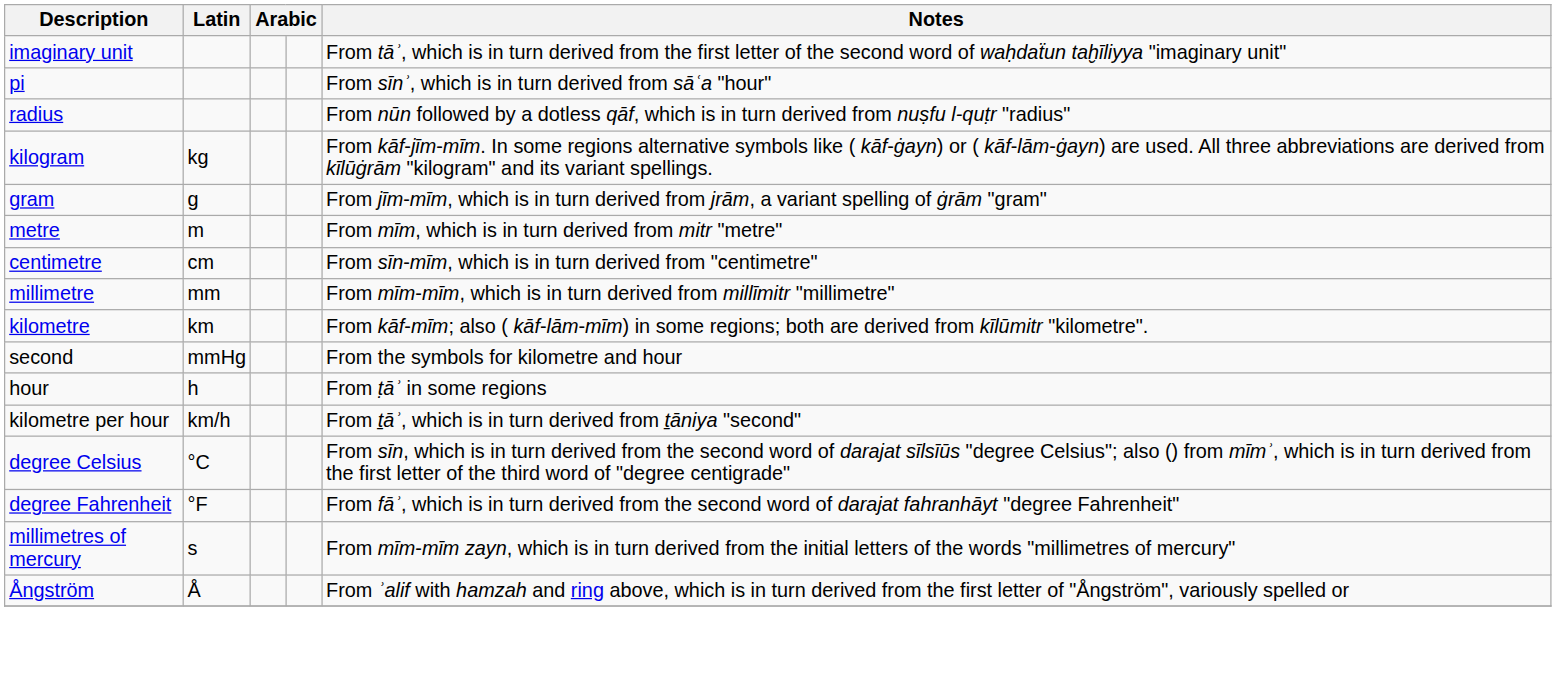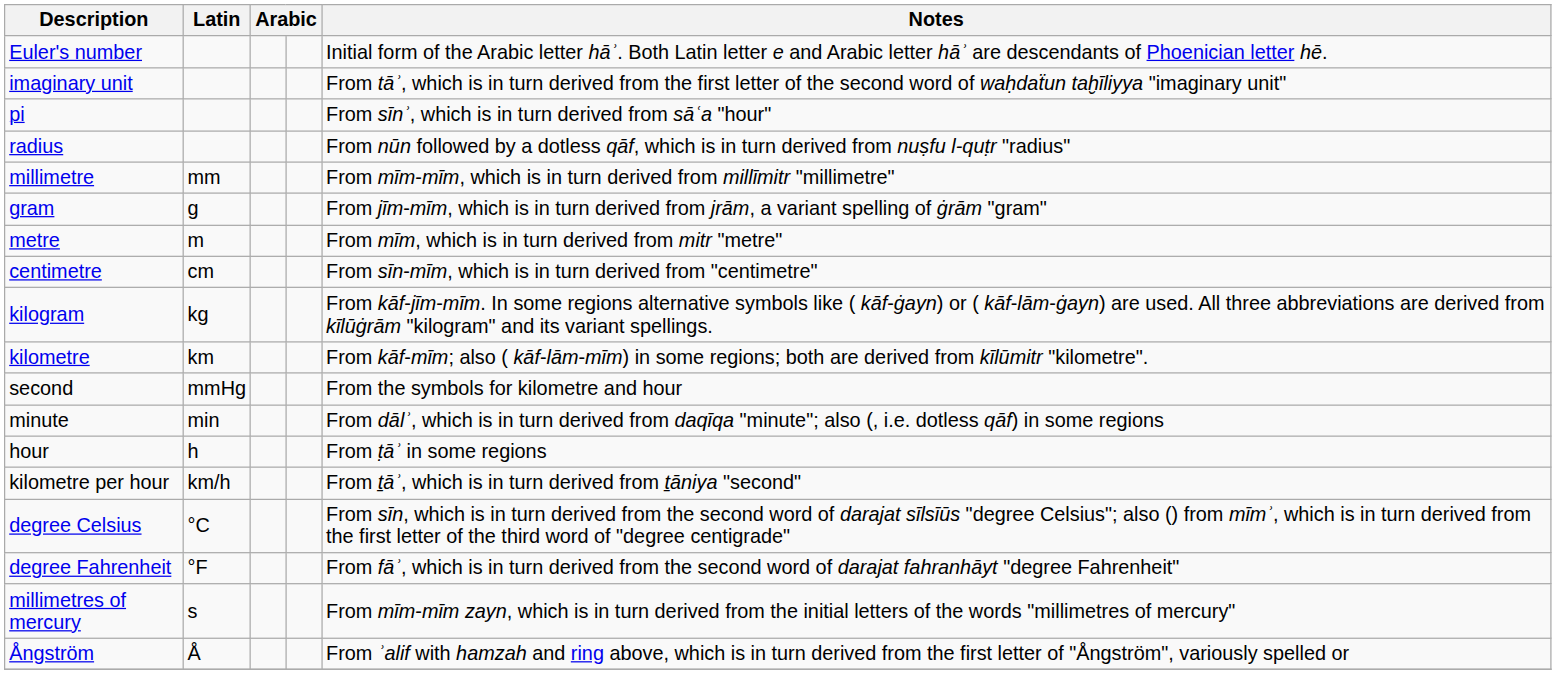+ row: (76, 51)
rows swapped: (47, 157) <-> (52, 294)
+ row: (39, 420)
